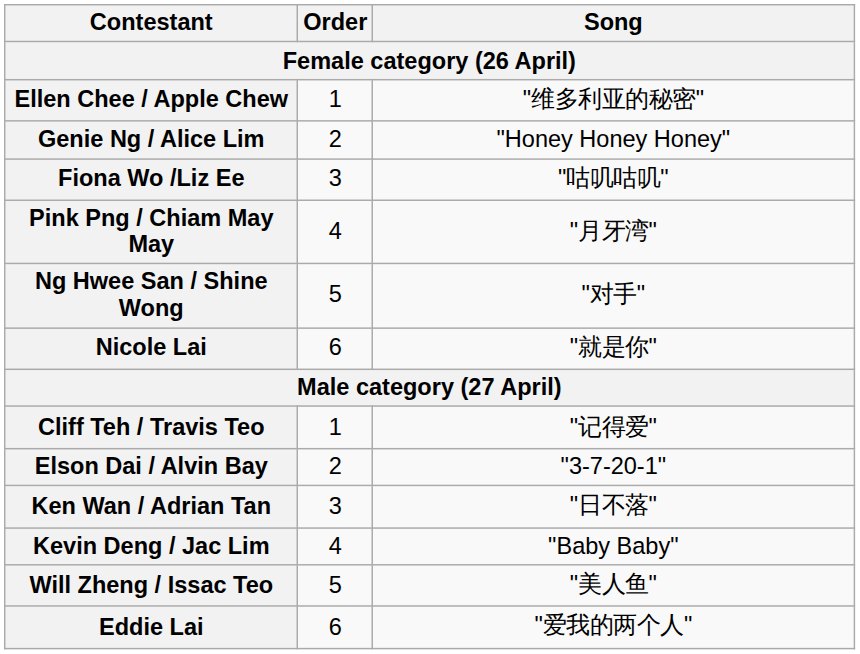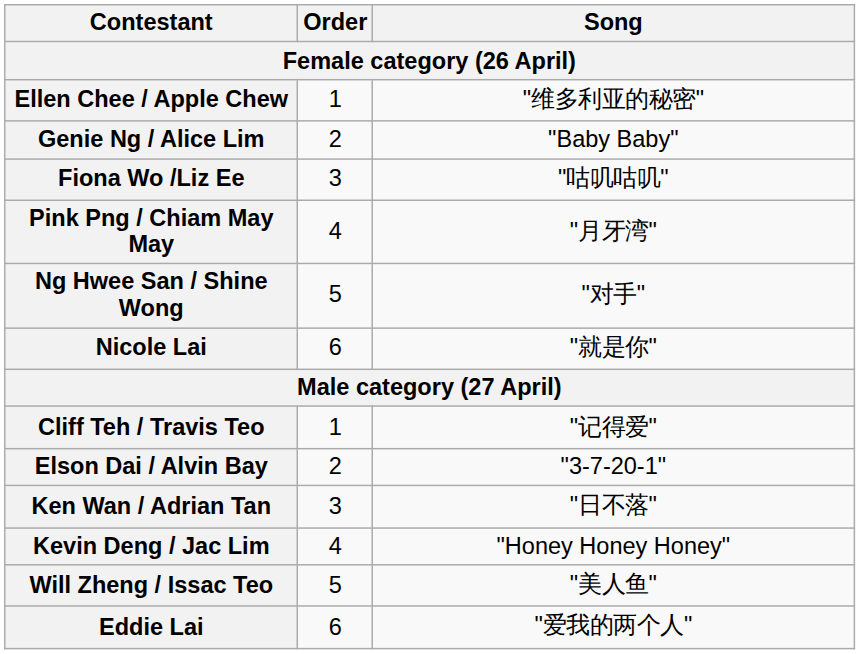(613, 139) "Honey Honey Honey" -> (613, 139) "Baby Baby"
(613, 545) "Baby Baby" -> (613, 545) "Honey Honey Honey"
